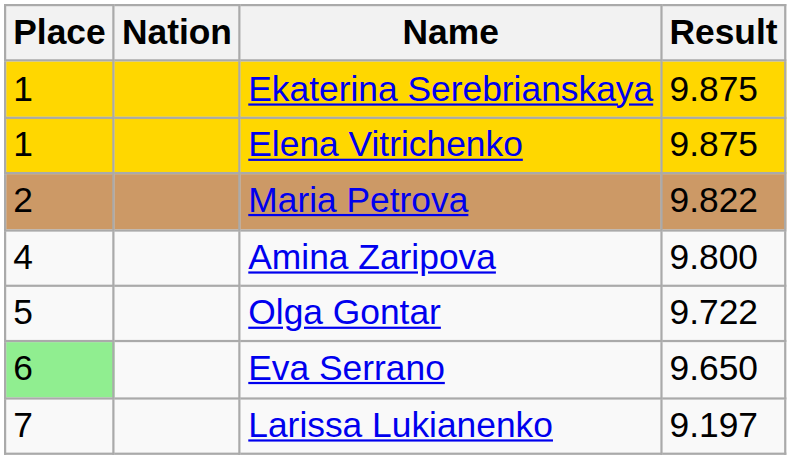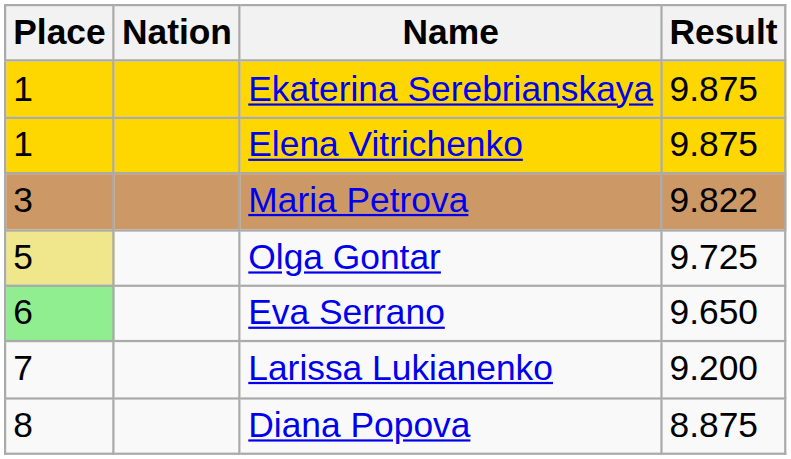(23, 200) 2 -> (23, 200) 3
- row: (372, 256)
(23, 312) no background -> (23, 256) khaki background
(714, 312) 9.722 -> (714, 256) 9.725
(714, 425) 9.197 -> (714, 369) 9.200
+ row: (359, 425)
